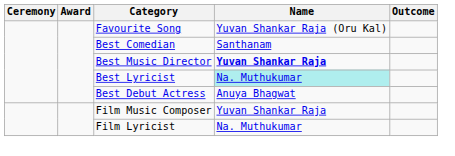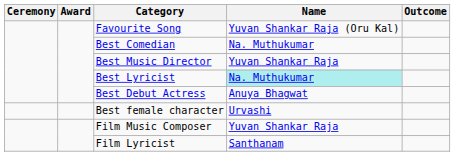(244, 46) Santhanam -> (271, 46) Na. Muthukumar
(271, 62) bold -> (284, 62) normal
+ row: (160, 111)
(259, 127) Na. Muthukumar -> (256, 144) Santhanam
